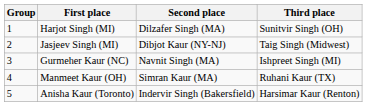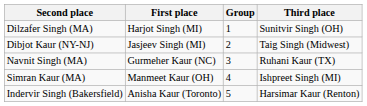columns swapped: (21, 12) <-> (197, 12)
(300, 61) Ishpreet Singh (MI) -> (297, 61) Ruhani Kaur (TX)
(297, 77) Ruhani Kaur (TX) -> (300, 77) Ishpreet Singh (MI)
